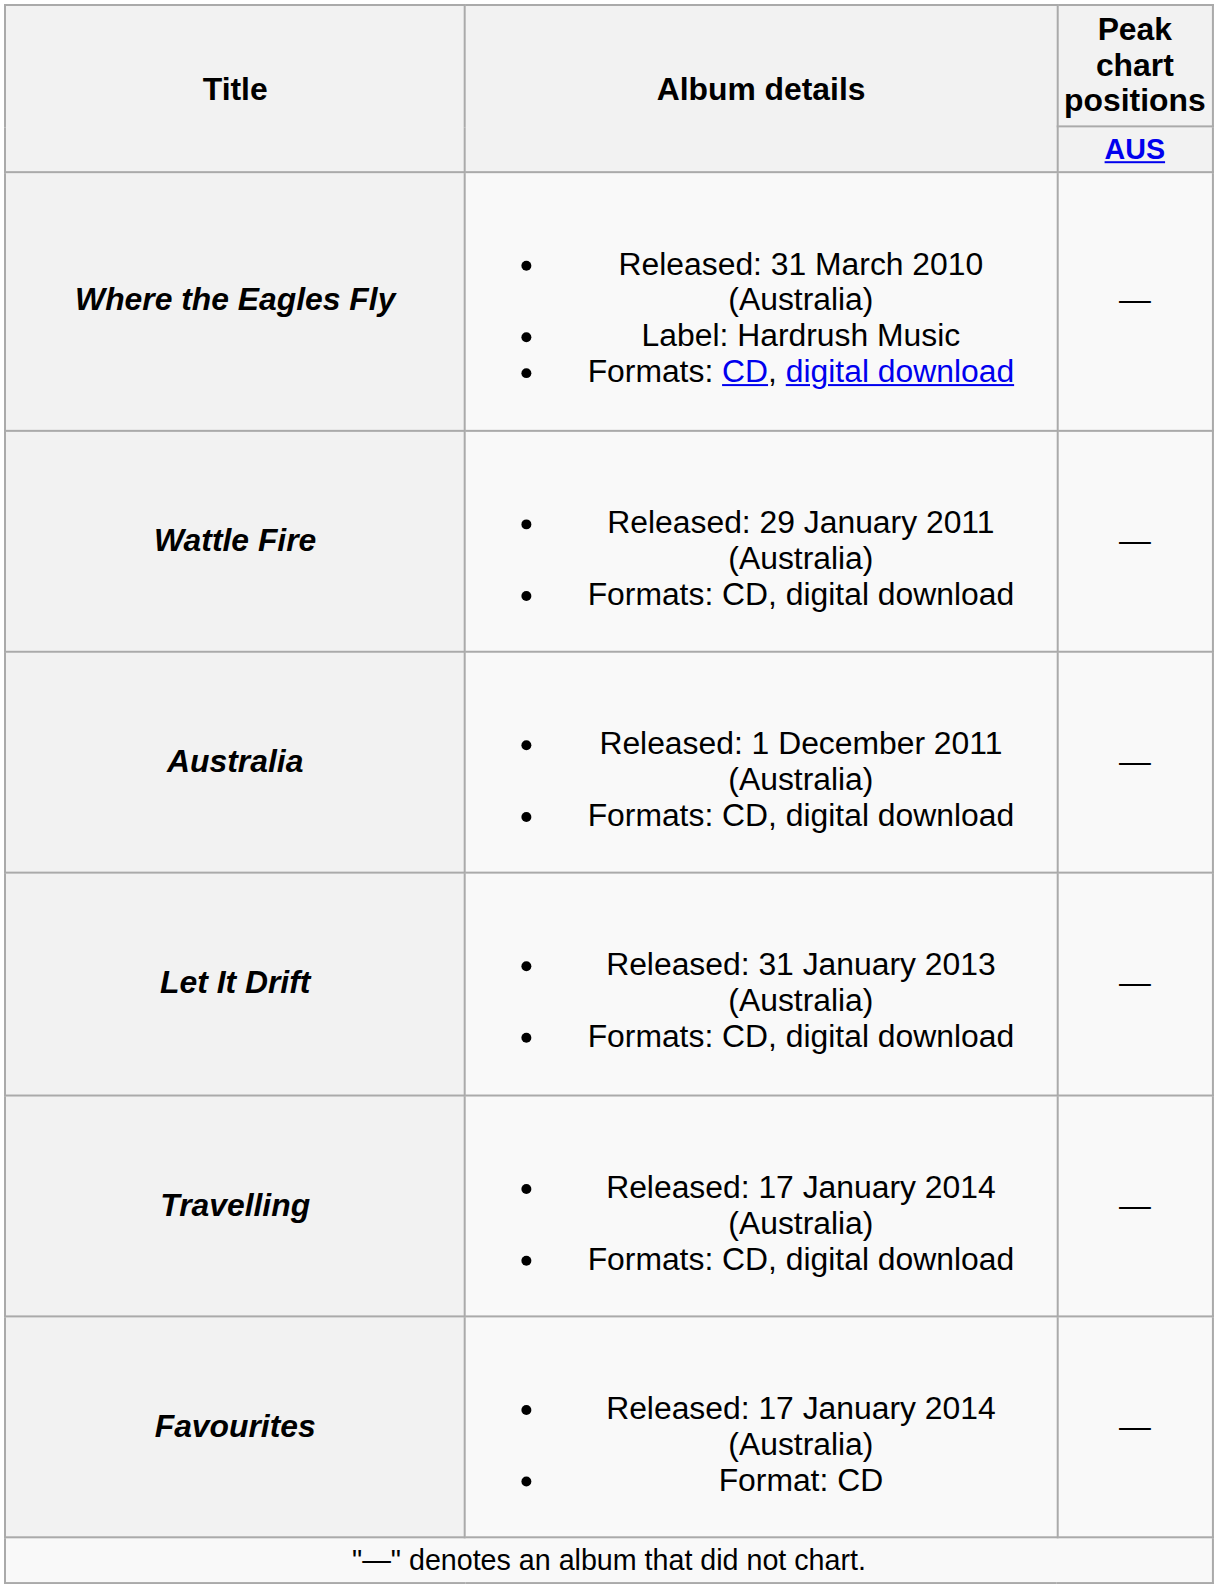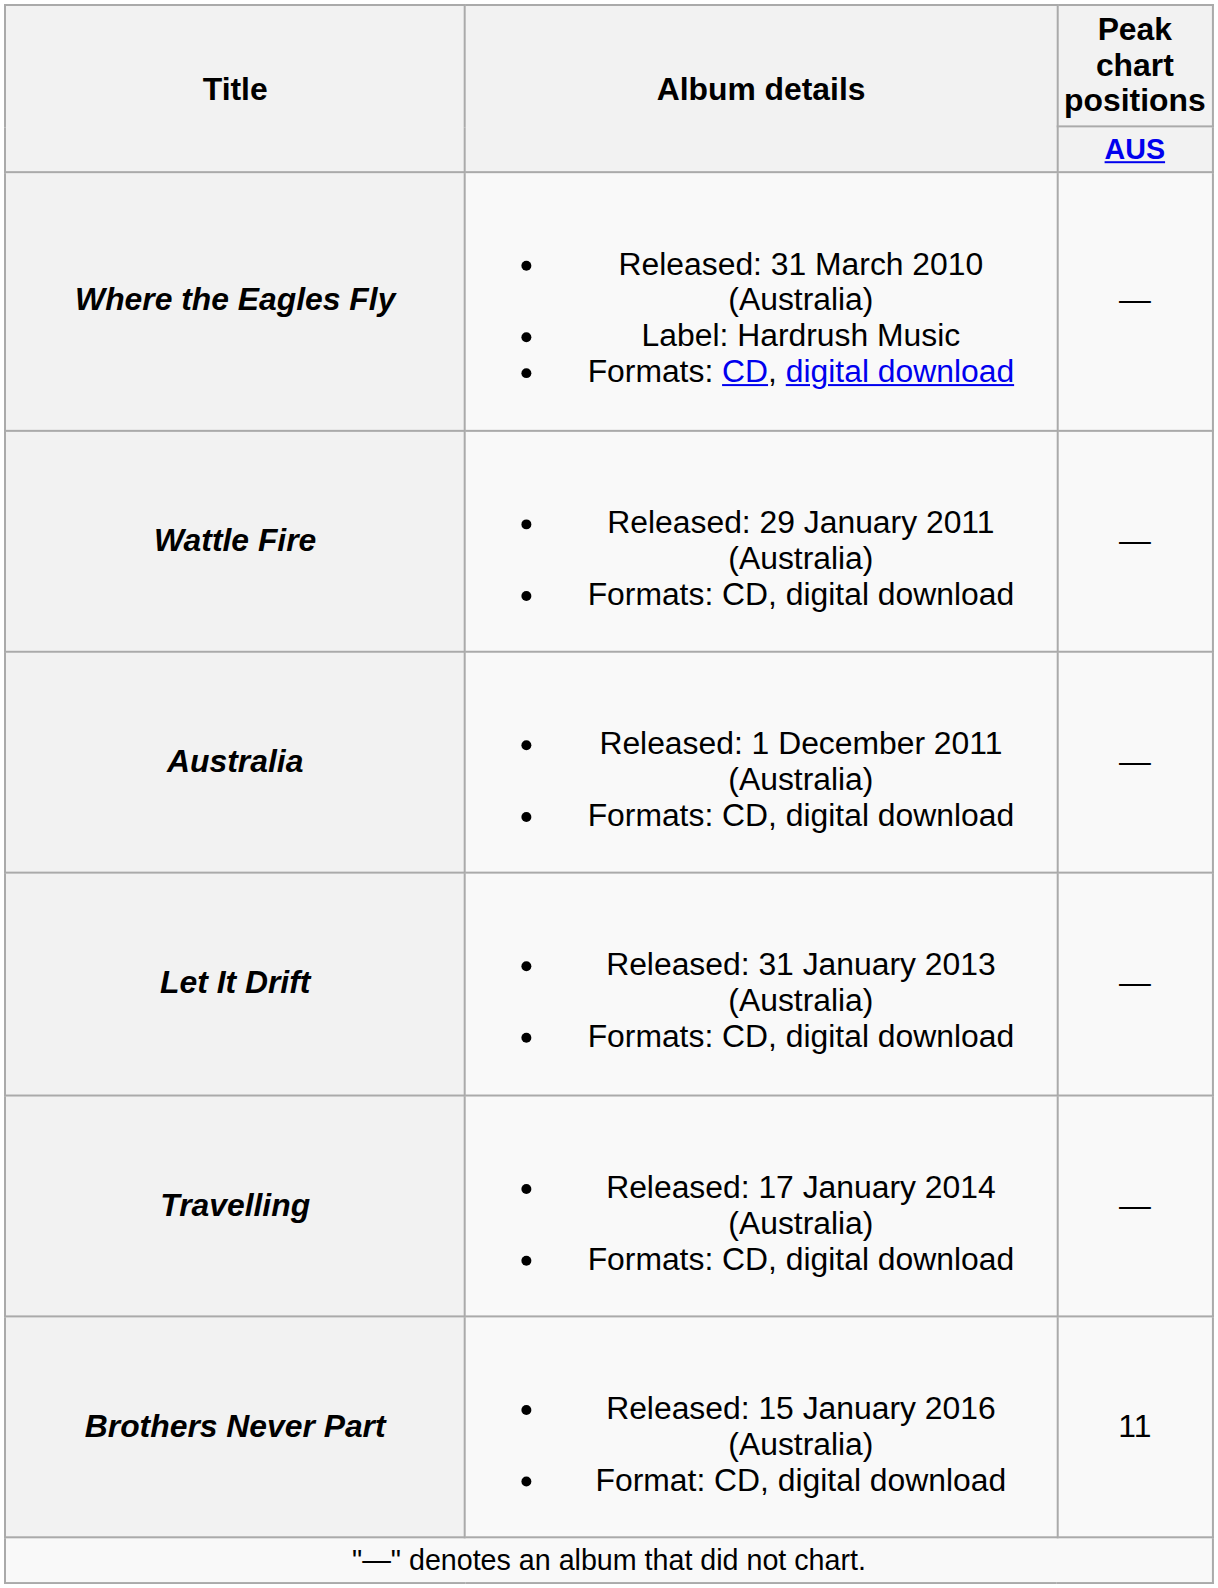- row: (235, 1426)
+ row: (235, 1426)
